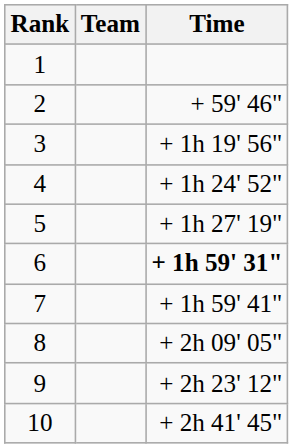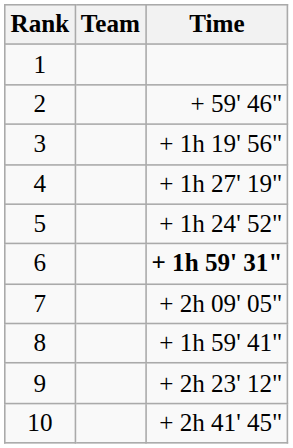(221, 183) + 1h 24' 52" -> (221, 183) + 1h 27' 19"
(221, 223) + 1h 27' 19" -> (221, 223) + 1h 24' 52"
(221, 303) + 1h 59' 41" -> (221, 303) + 2h 09' 05"
(221, 343) + 2h 09' 05" -> (221, 343) + 1h 59' 41"
